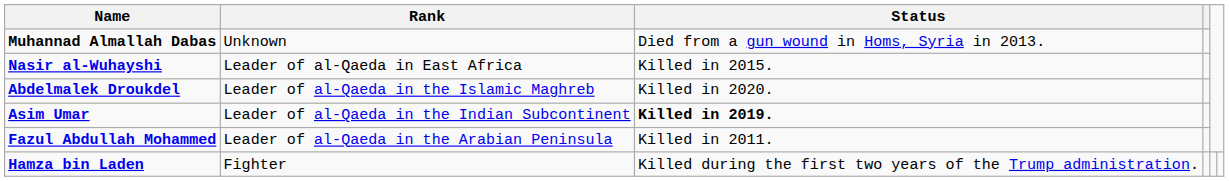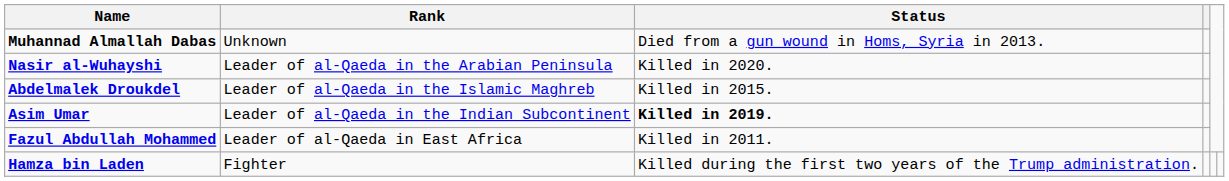(373, 66) Leader of al-Qaeda in East Africa -> (418, 66) Leader of al-Qaeda in the Arabian Peninsula
(706, 66) Killed in 2015. -> (706, 66) Killed in 2020.
(706, 91) Killed in 2020. -> (706, 91) Killed in 2015.
(418, 140) Leader of al-Qaeda in the Arabian Peninsula -> (373, 140) Leader of al-Qaeda in East Africa
